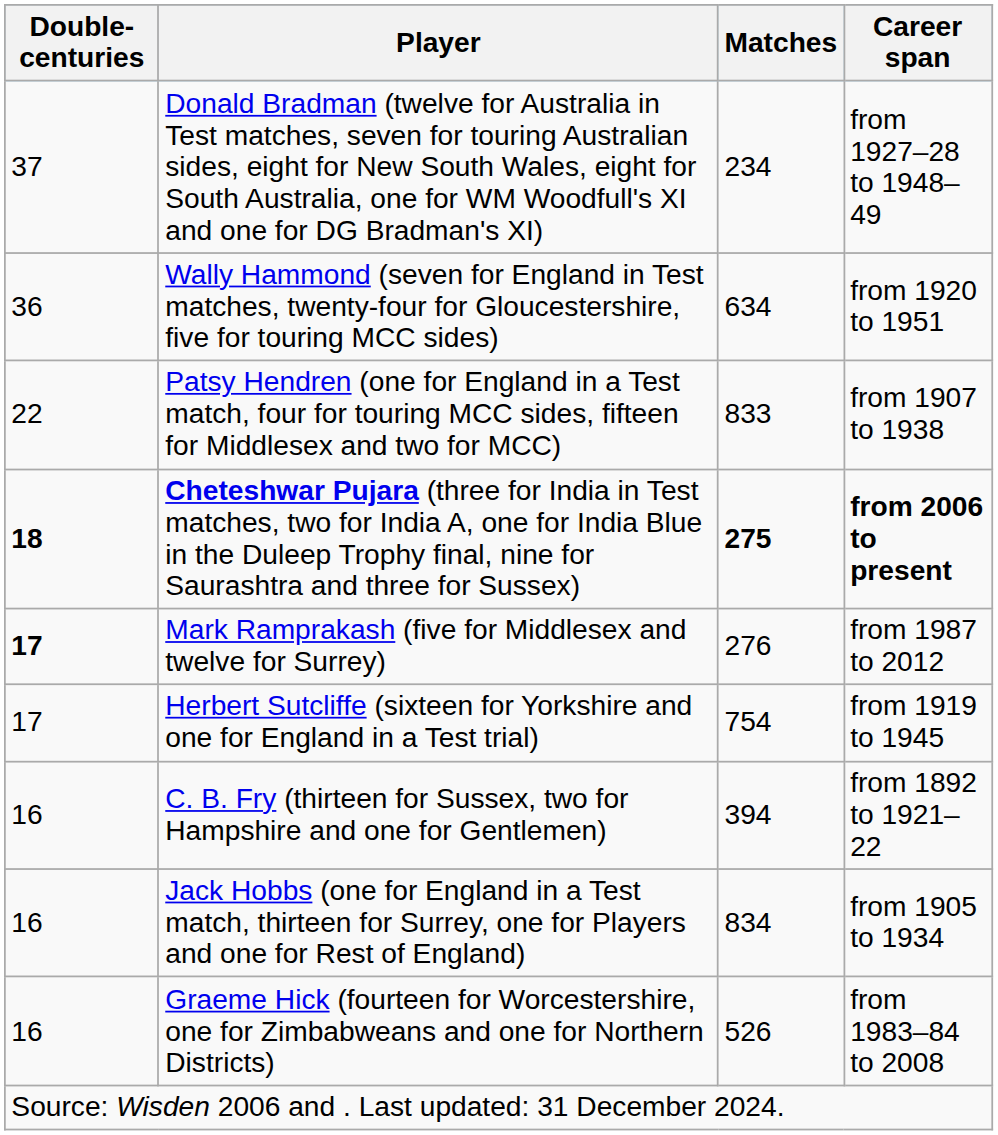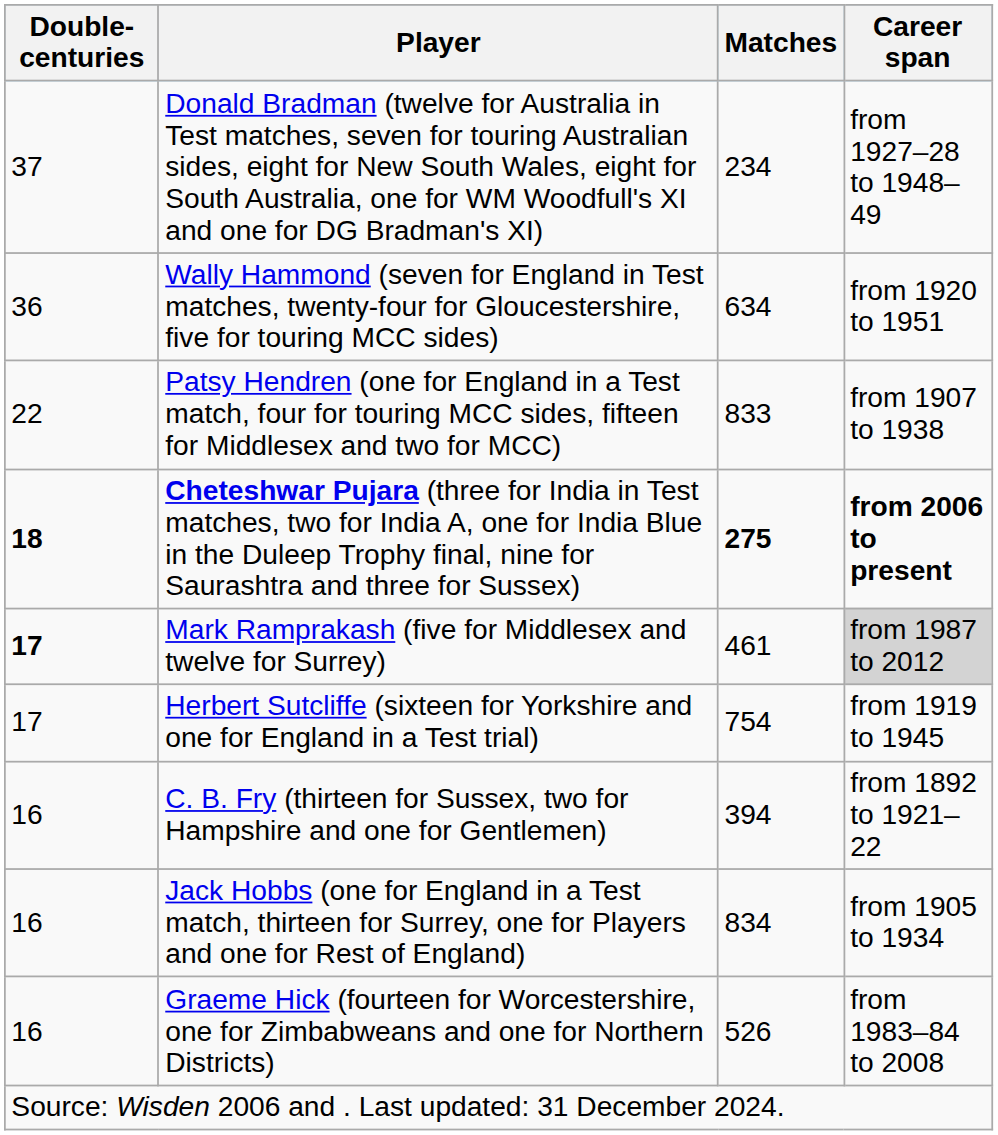(748, 646) 276 -> (748, 646) 461
(914, 646) no background -> (914, 646) lightgrey background
